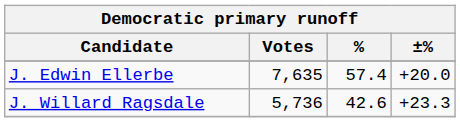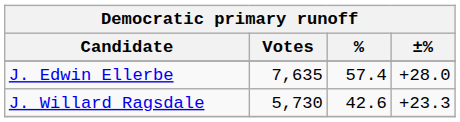(425, 75) +20.0 -> (425, 75) +28.0
(297, 103) 5,736 -> (297, 103) 5,730
